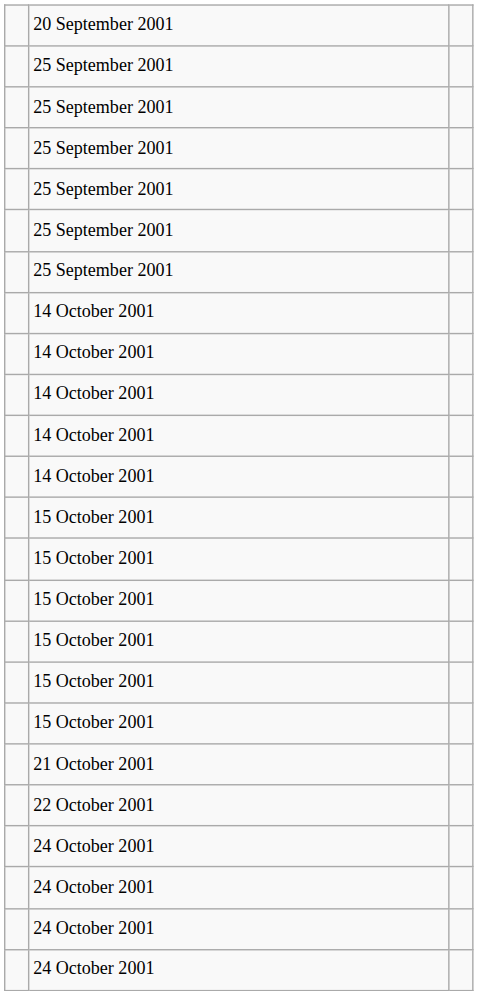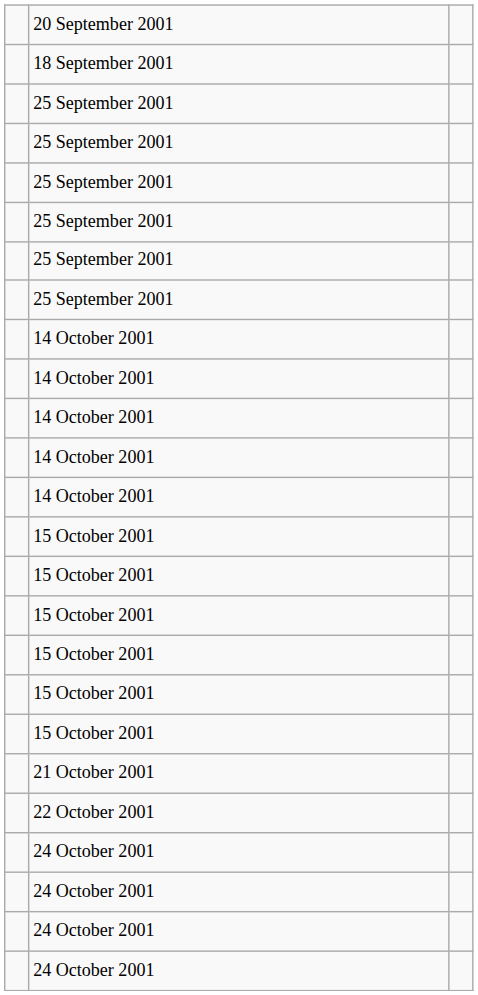+ row: (17, 64)
